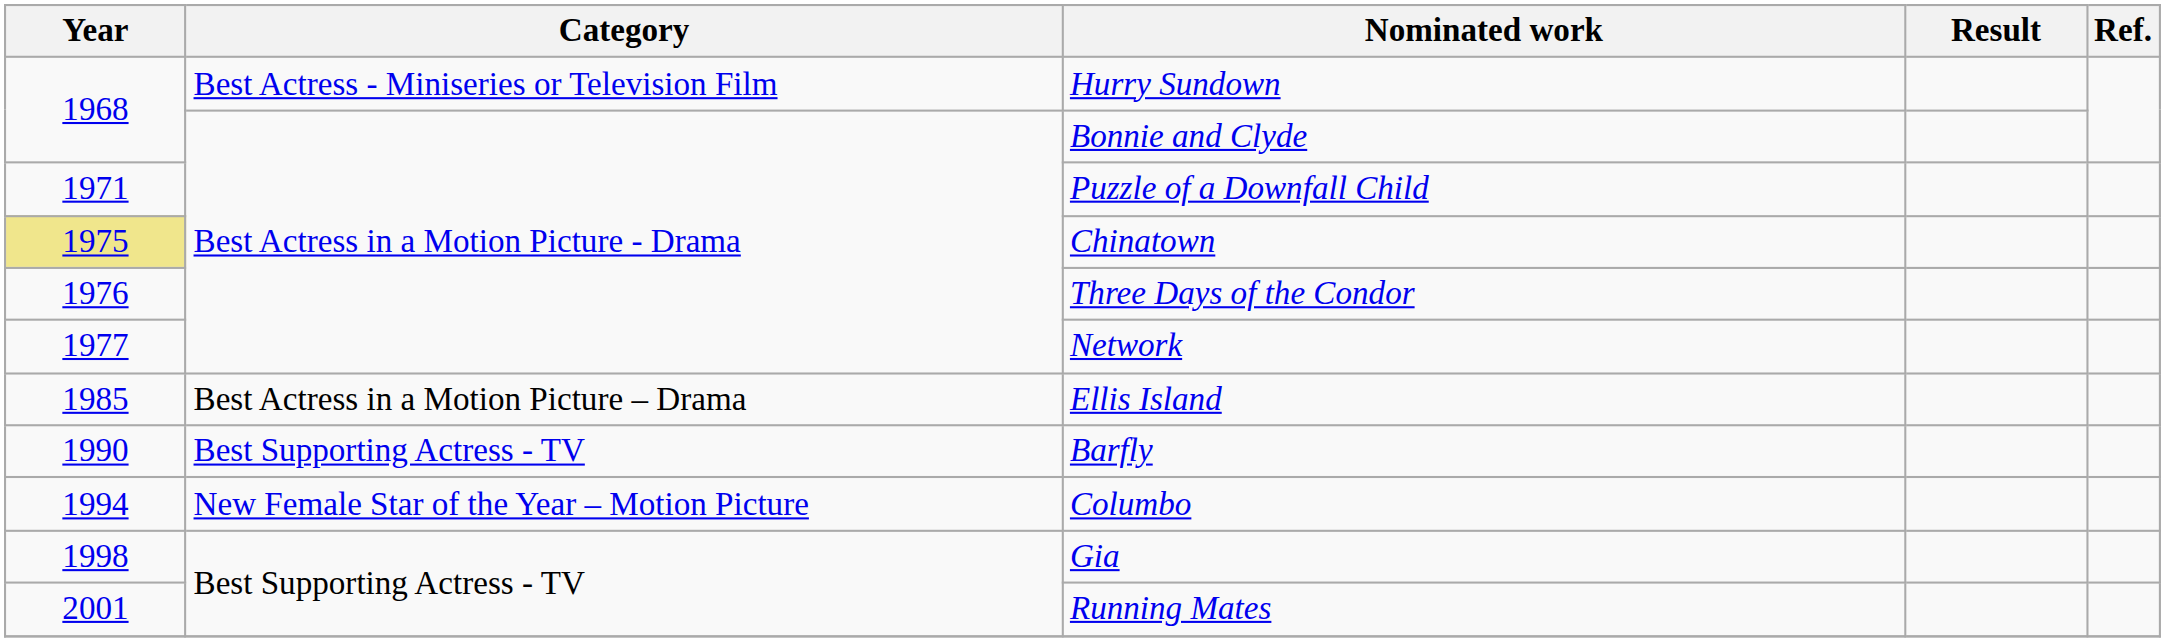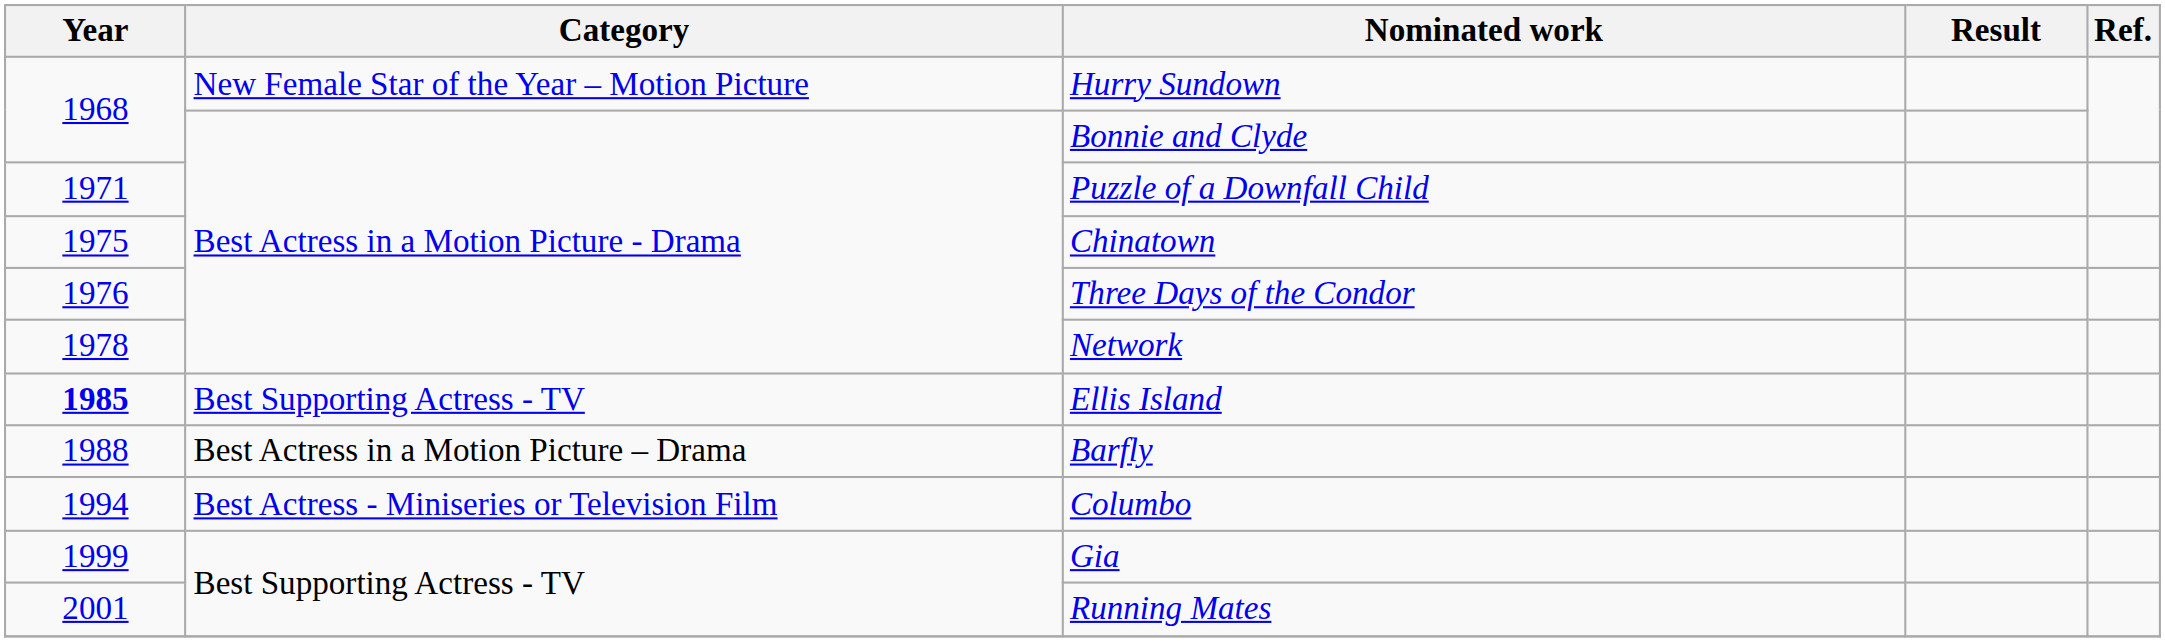(486, 83) Best Actress - Miniseries or Television Film -> (501, 83) New Female Star of the Year – Motion Picture
(95, 240) khaki background -> (95, 240) no background
(95, 345) 1977 -> (95, 345) 1978
(95, 398) normal -> (95, 398) bold
(470, 398) Best Actress in a Motion Picture – Drama -> (389, 398) Best Supporting Actress - TV
(95, 450) 1990 -> (95, 450) 1988
(389, 450) Best Supporting Actress - TV -> (470, 450) Best Actress in a Motion Picture – Drama
(501, 503) New Female Star of the Year – Motion Picture -> (486, 503) Best Actress - Miniseries or Television Film
(95, 556) 1998 -> (95, 556) 1999
